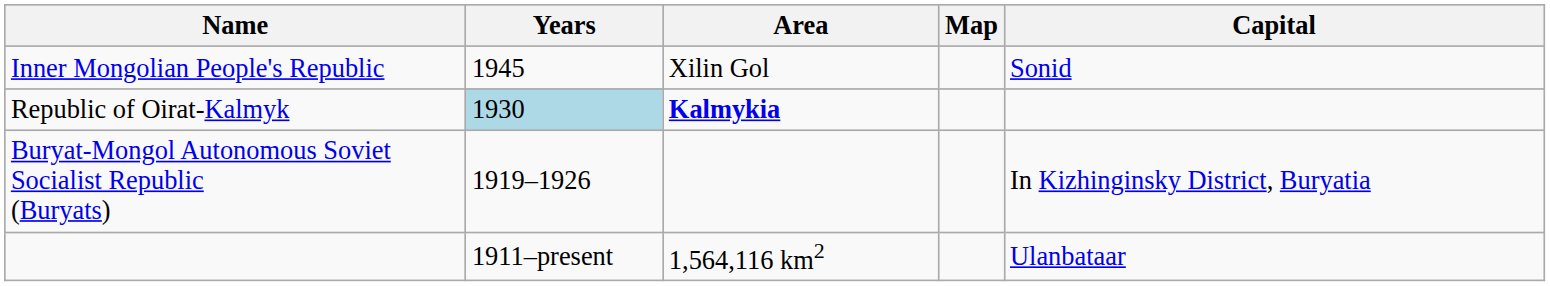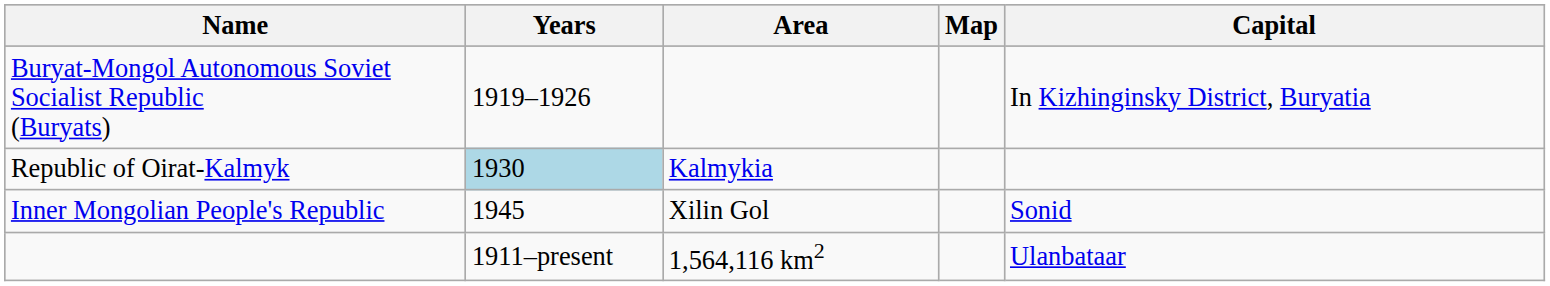rows swapped: (201, 180) <-> (198, 67)
(725, 109) bold -> (721, 168) normal
